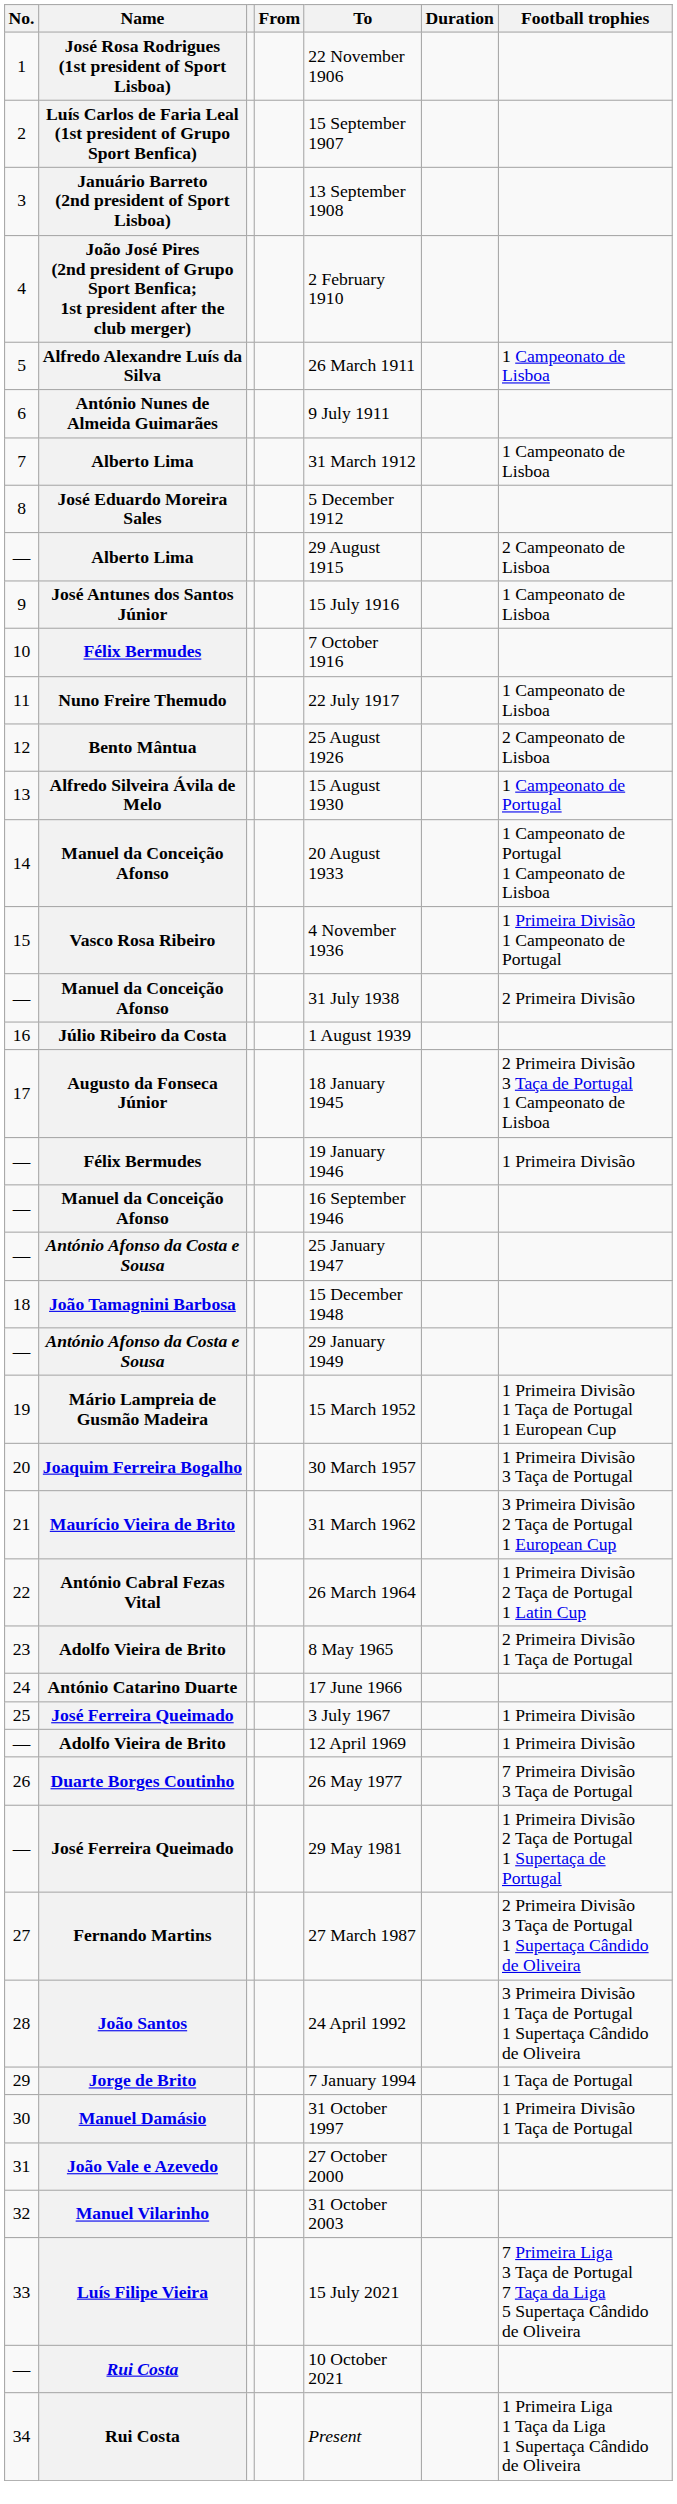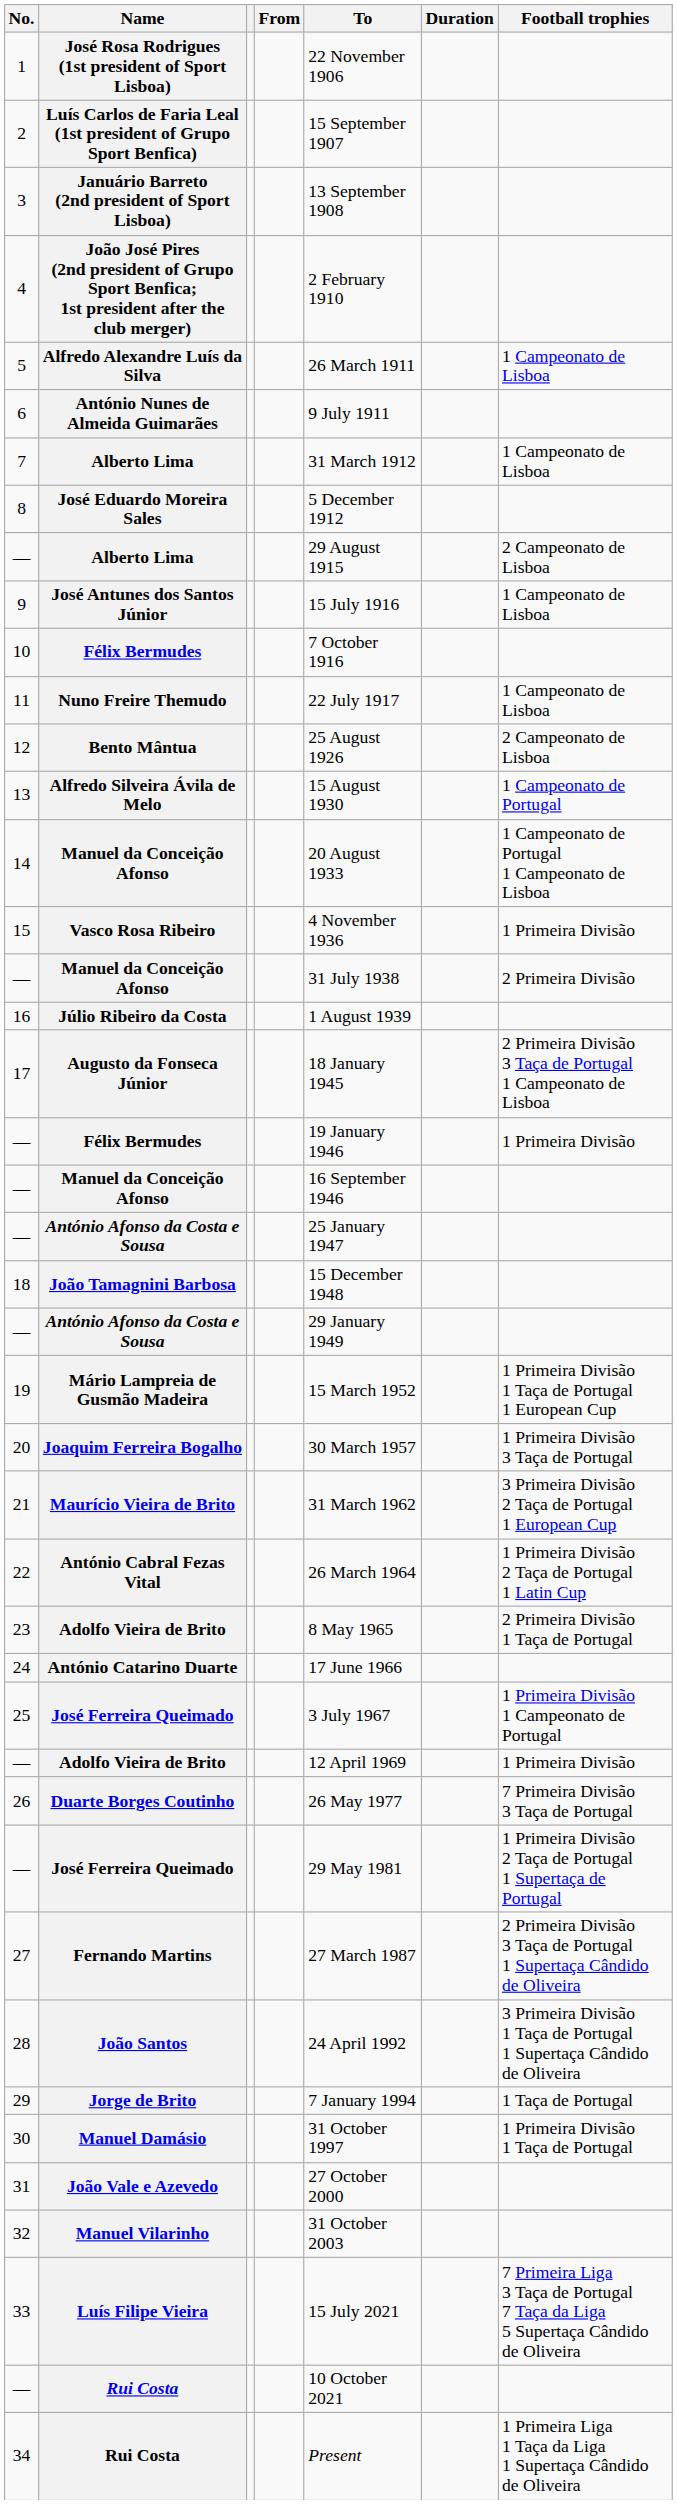(568, 940) 1 Primeira Divisão 1 Campeonato de Portugal -> (568, 930) 1 Primeira Divisão
(568, 1715) 1 Primeira Divisão -> (568, 1715) 1 Primeira Divisão 1 Campeonato de Portugal
